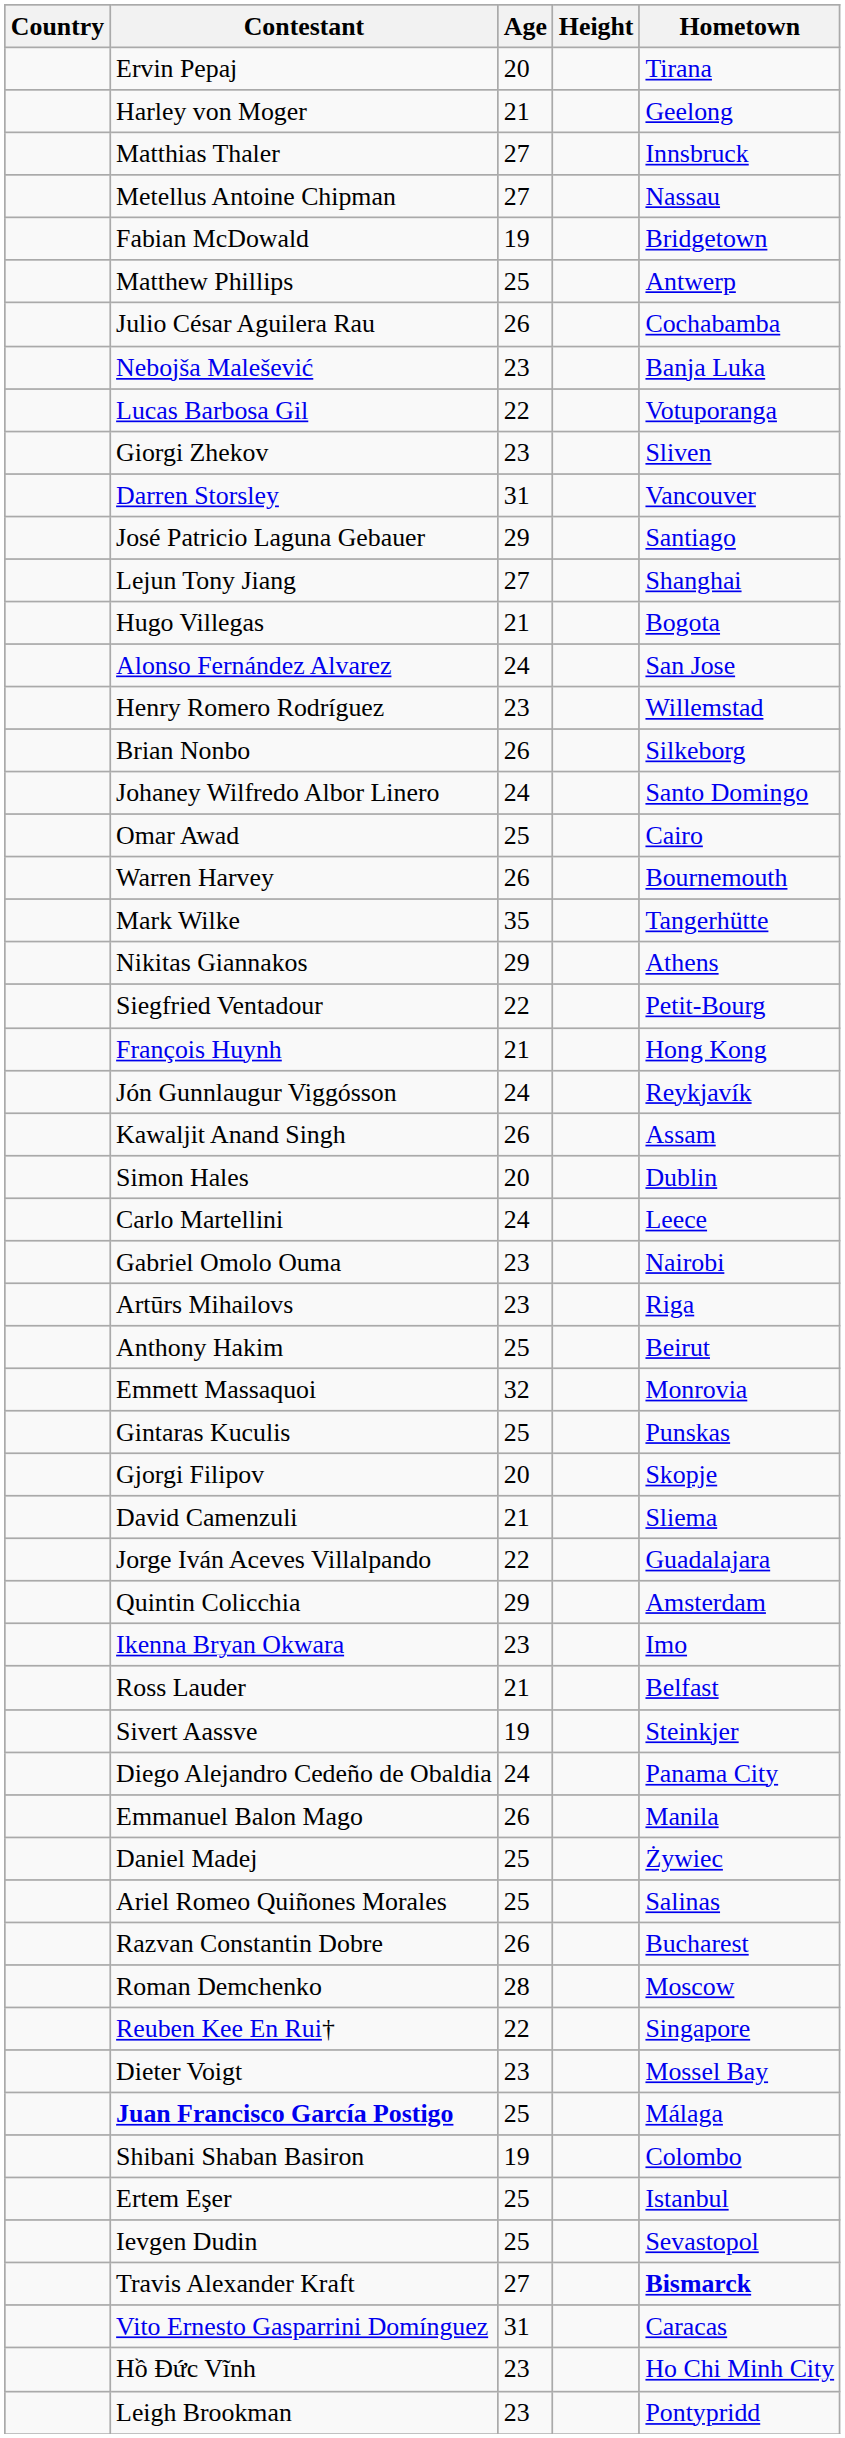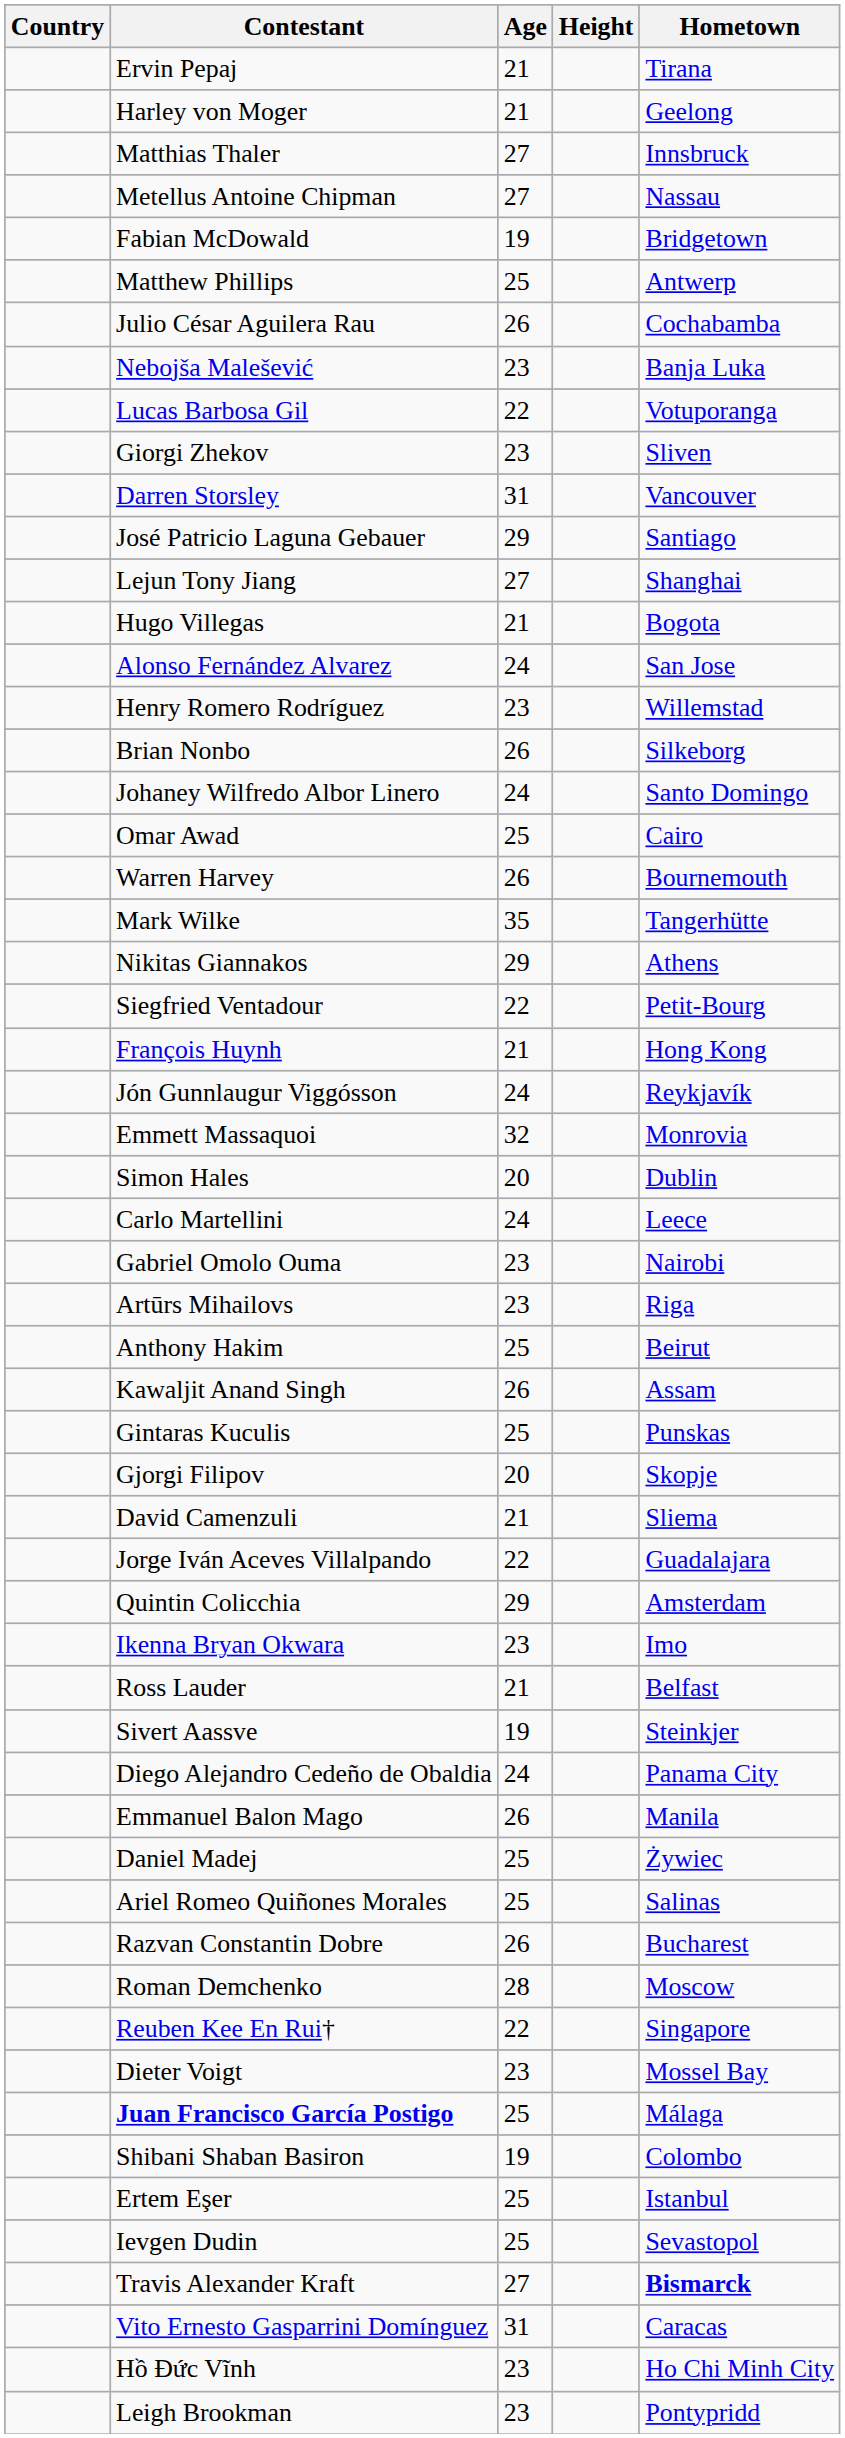(517, 68) 20 -> (517, 68) 21
rows swapped: (231, 1133) <-> (216, 1389)
